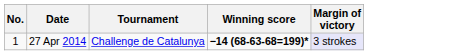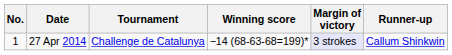+ column: (405, 19)
(259, 42) bold -> (259, 42) normal
